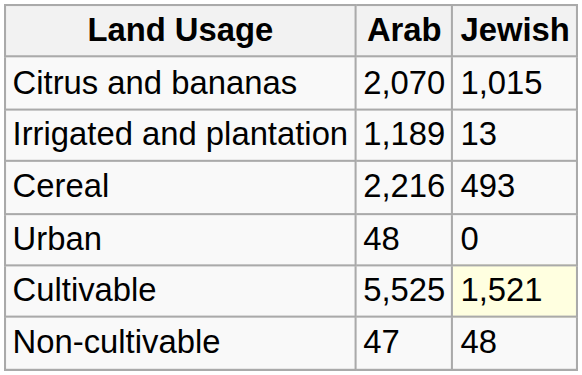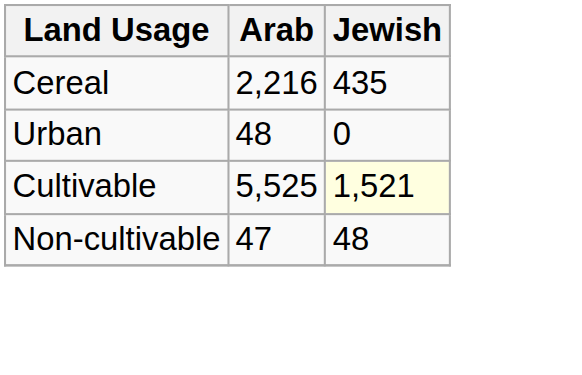- row: (155, 82)
- row: (180, 134)
(488, 186) 493 -> (360, 82) 435
